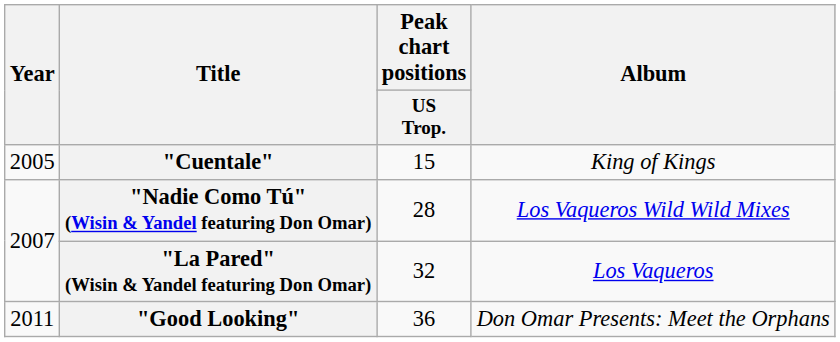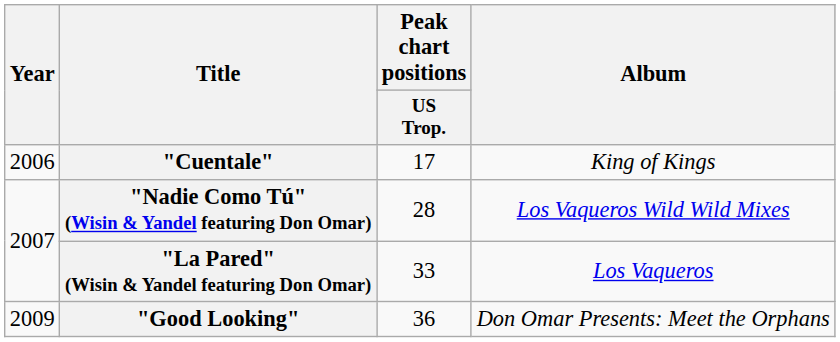(32, 161) 2005 -> (32, 161) 2006
(424, 161) 15 -> (424, 161) 17
(424, 270) 32 -> (424, 270) 33
(32, 318) 2011 -> (32, 318) 2009
